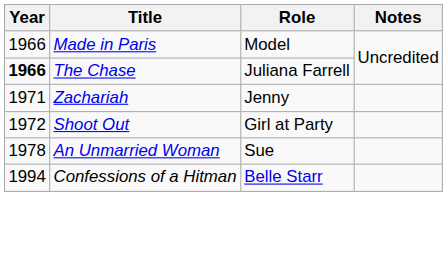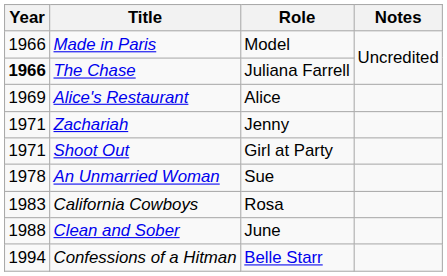+ row: (121, 97)
(27, 124) 1972 -> (27, 151) 1971
+ row: (126, 204)
+ row: (117, 230)
